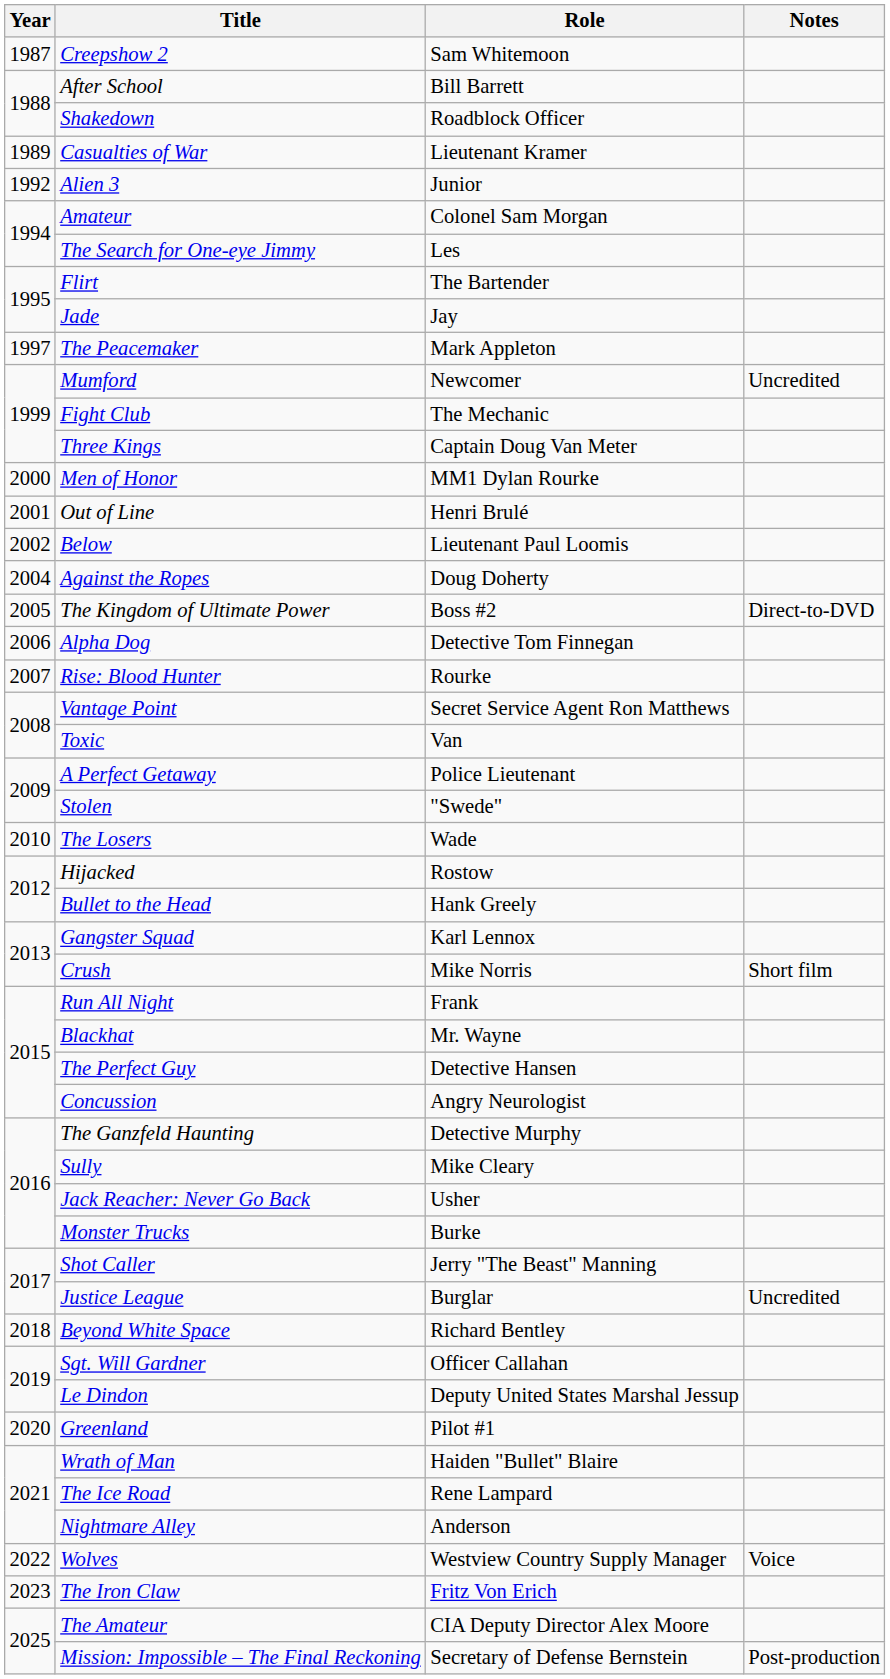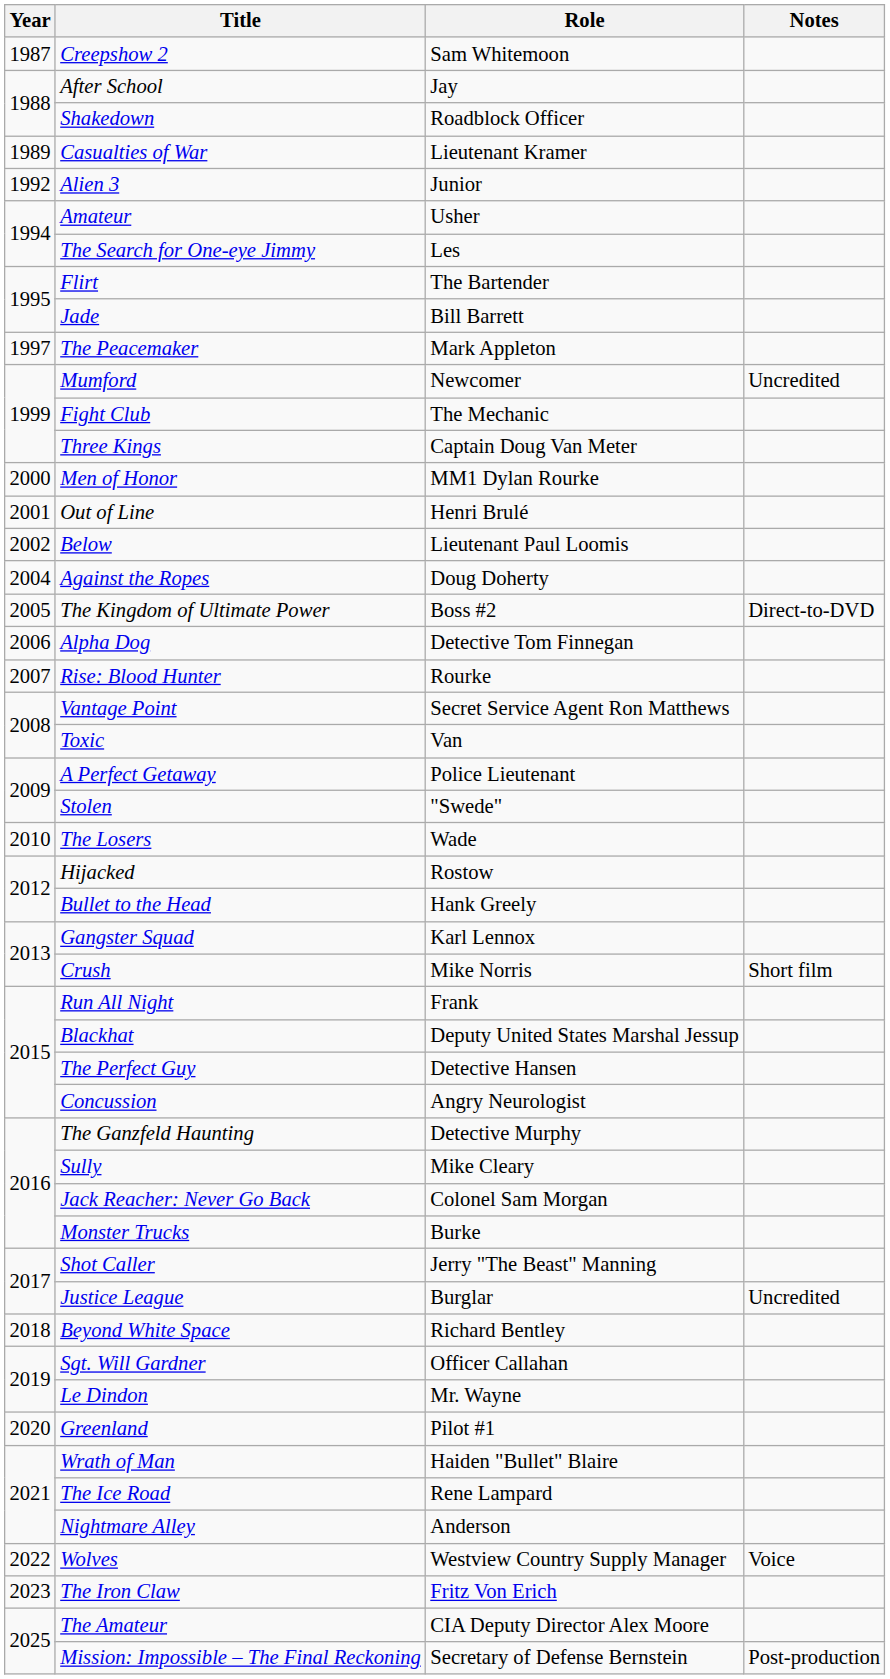(477, 86) Bill Barrett -> (444, 86) Jay
(519, 217) Colonel Sam Morgan -> (455, 217) Usher
(444, 315) Jay -> (477, 315) Bill Barrett
(476, 1035) Mr. Wayne -> (584, 1035) Deputy United States Marshal Jessup
(455, 1199) Usher -> (519, 1199) Colonel Sam Morgan
(584, 1395) Deputy United States Marshal Jessup -> (476, 1395) Mr. Wayne
